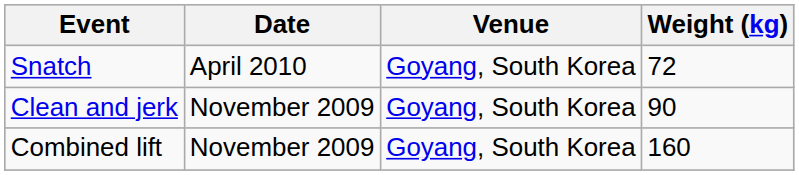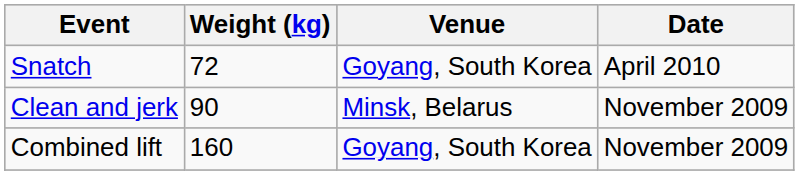columns swapped: (718, 25) <-> (282, 25)
(511, 107) Goyang, South Korea -> (427, 107) Minsk, Belarus
